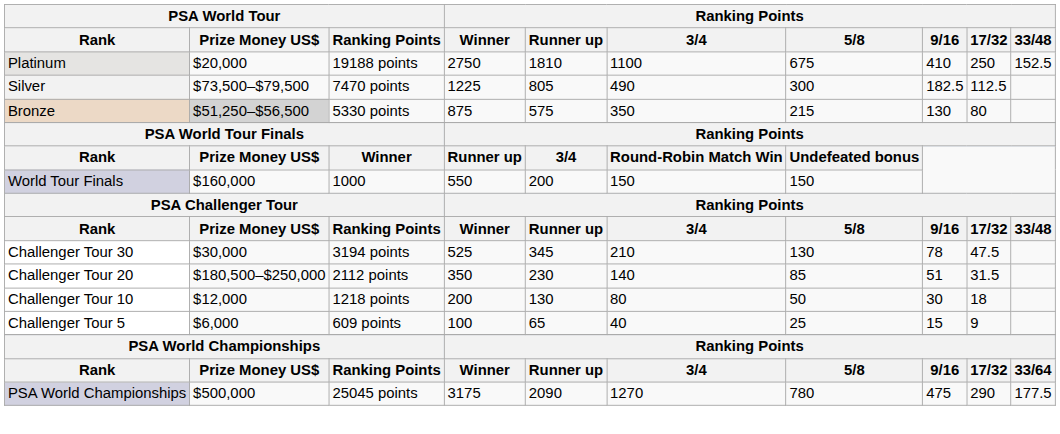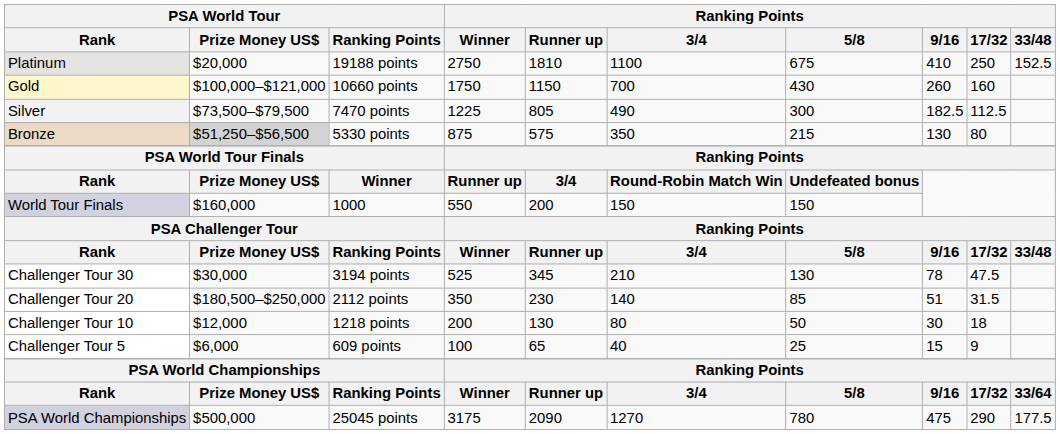+ row: (24, 87)
